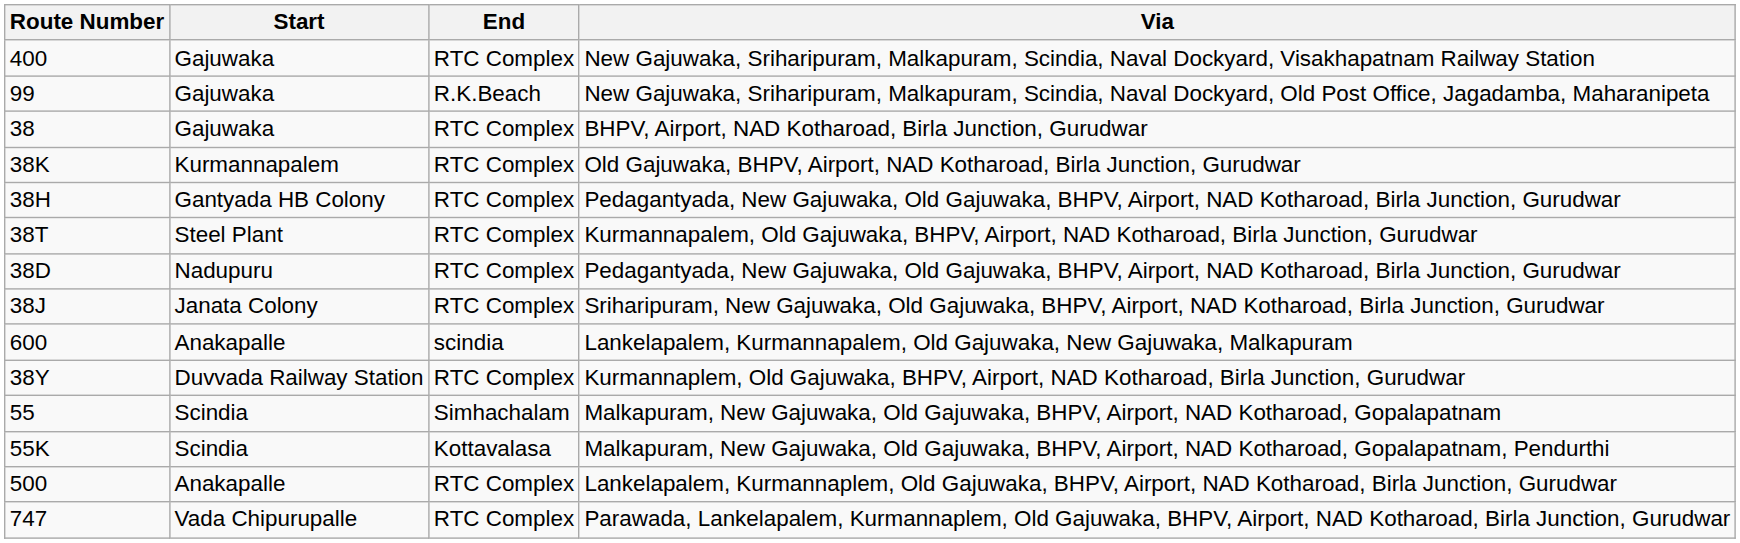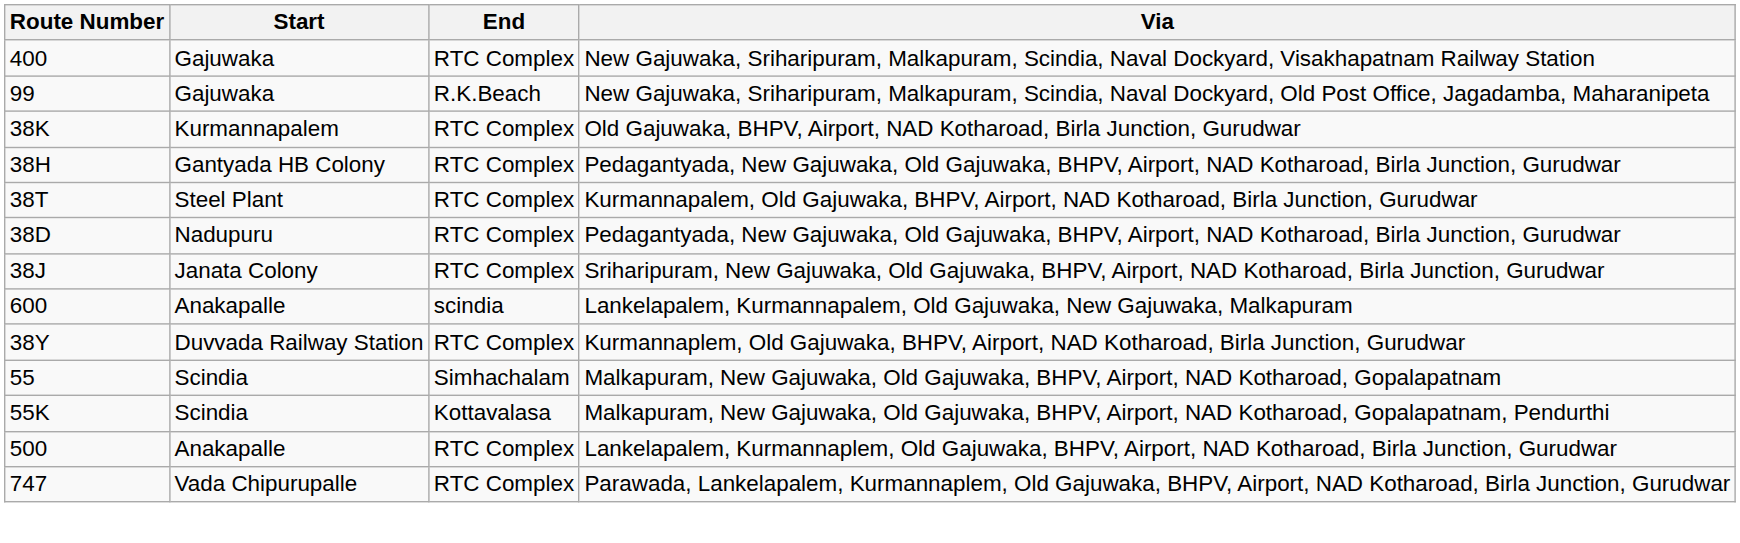- row: (22, 128)
